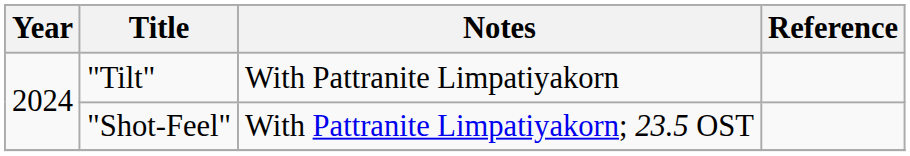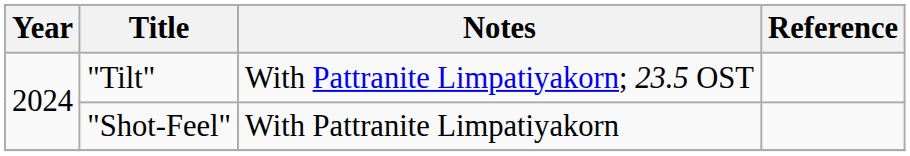(432, 77) With Pattranite Limpatiyakorn -> (500, 77) With Pattranite Limpatiyakorn; 23.5 OST
(500, 125) With Pattranite Limpatiyakorn; 23.5 OST -> (432, 125) With Pattranite Limpatiyakorn
